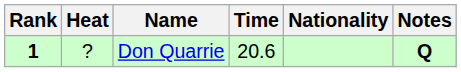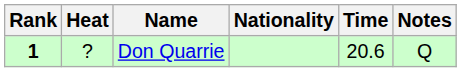columns swapped: (338, 20) <-> (256, 20)
(425, 51) bold -> (425, 51) normal
